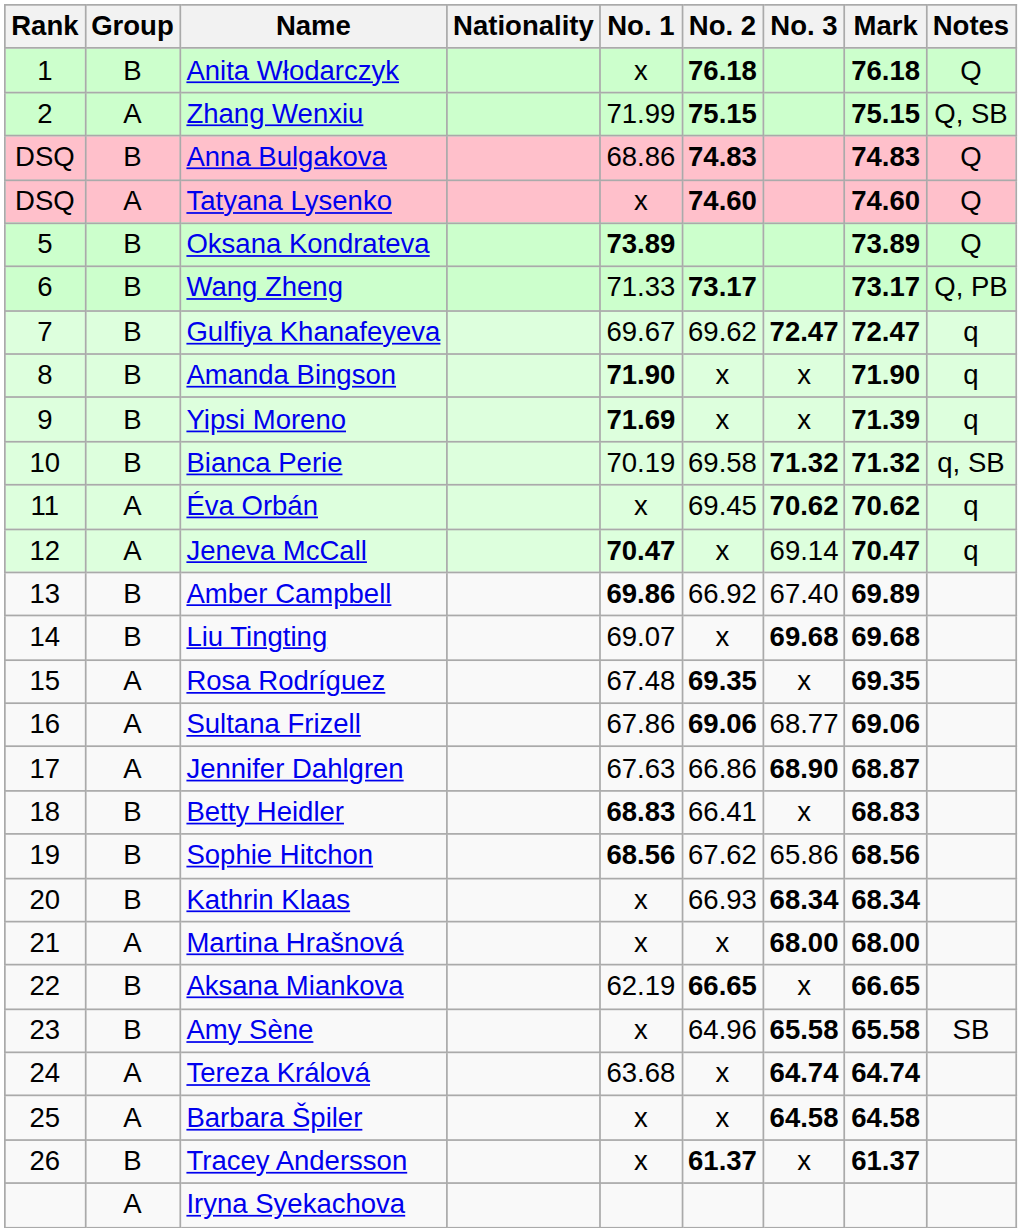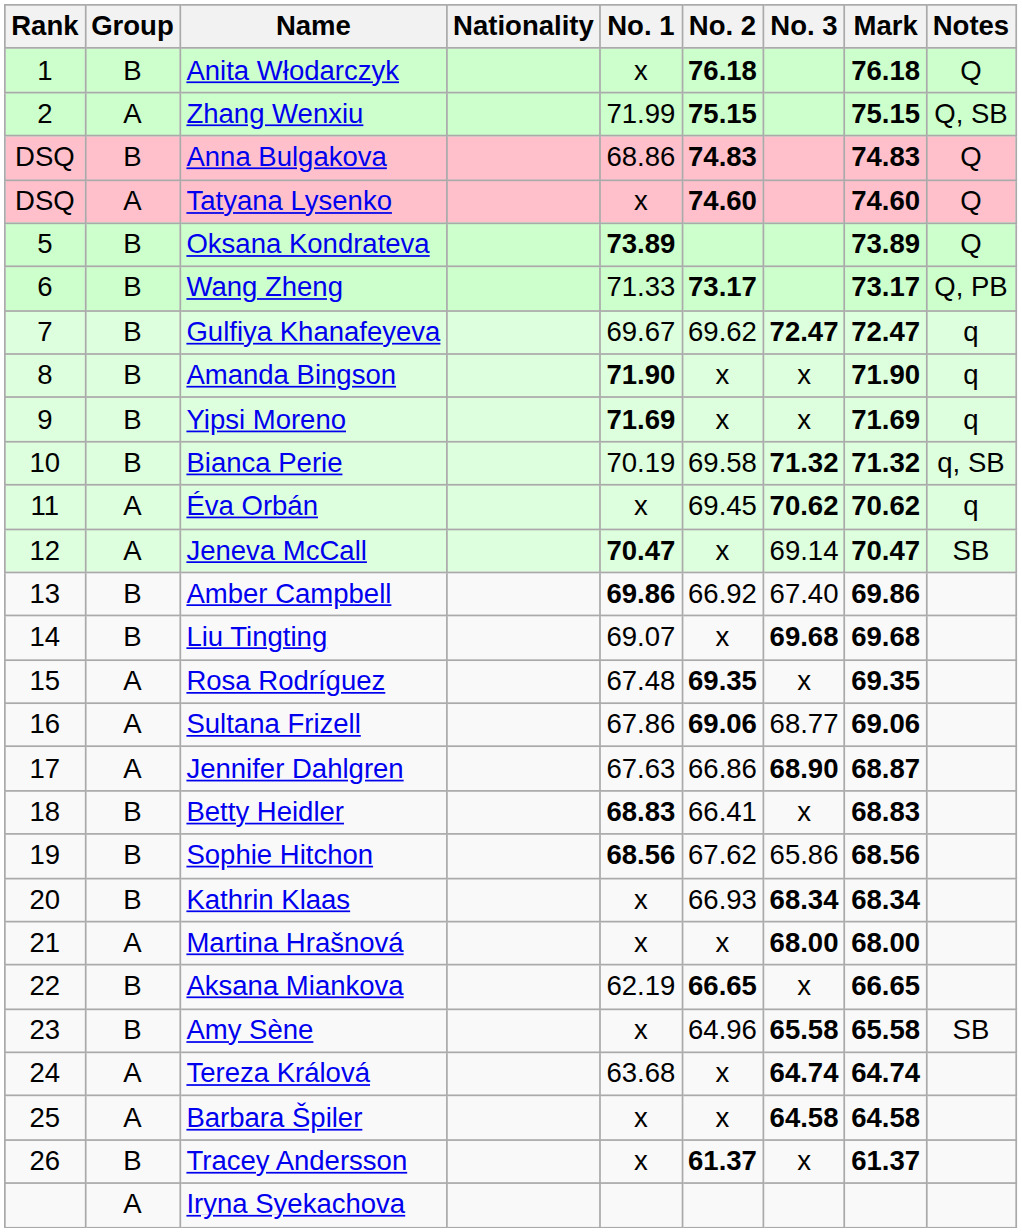(886, 419) 71.39 -> (886, 419) 71.69
(971, 550) q -> (971, 550) SB
(886, 593) 69.89 -> (886, 593) 69.86
